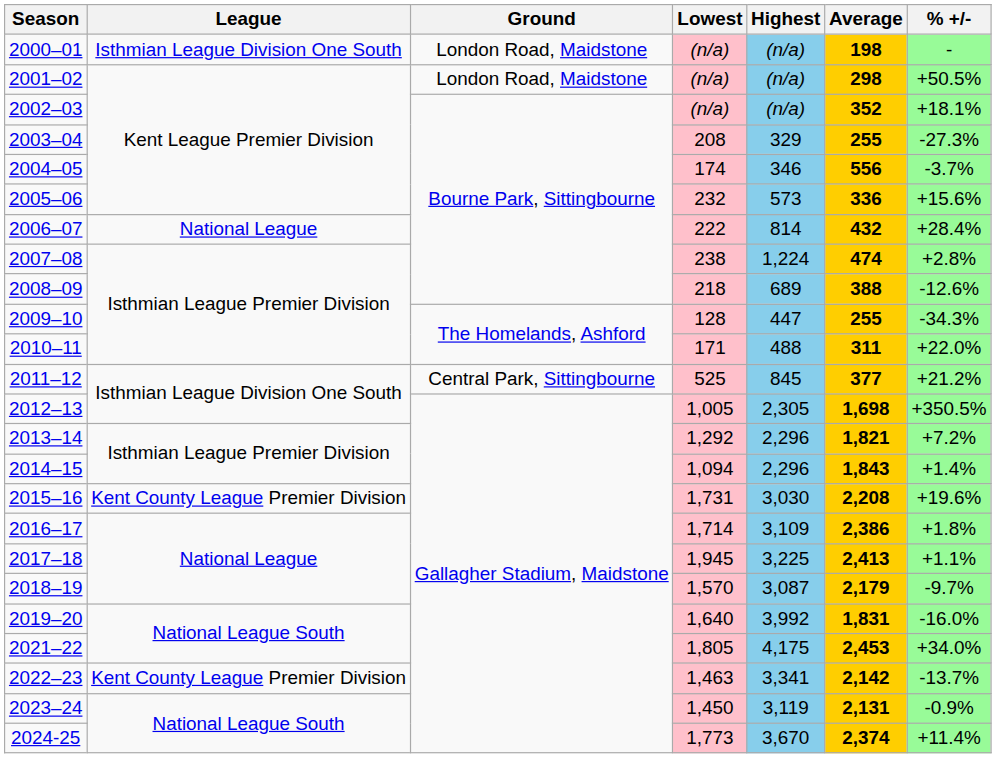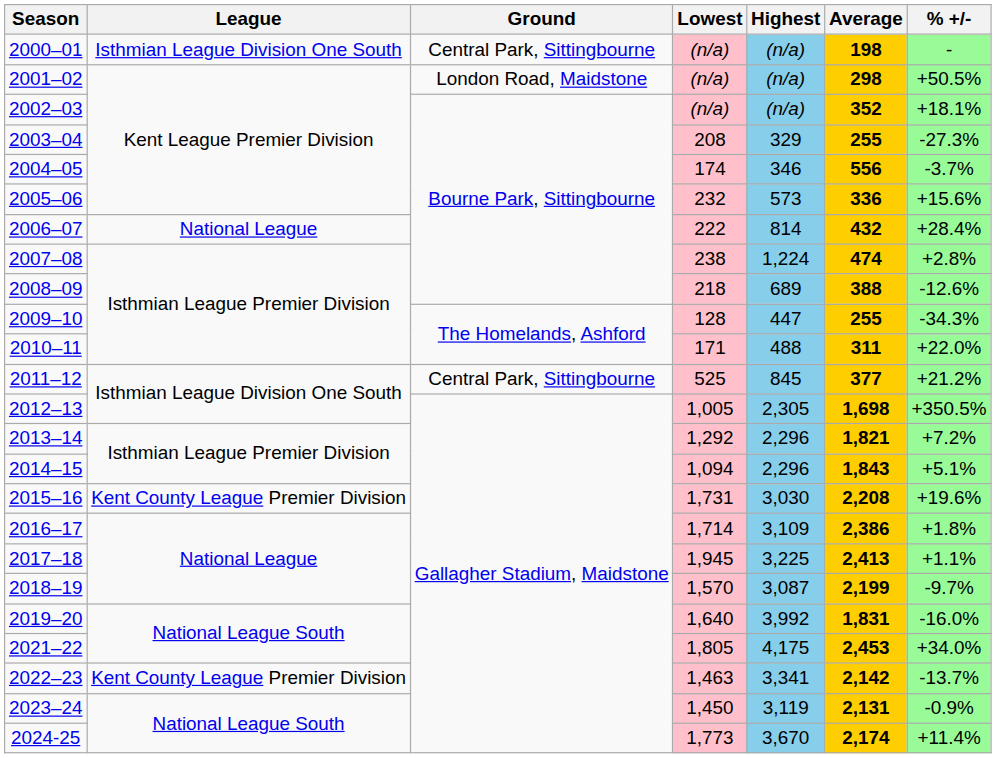(542, 49) London Road, Maidstone -> (542, 49) Central Park, Sittingbourne
(949, 468) +1.4% -> (949, 468) +5.1%
(866, 588) 2,179 -> (866, 588) 2,199
(866, 738) 2,374 -> (866, 738) 2,174
